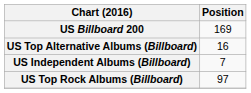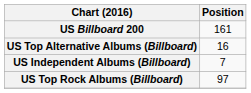(223, 29) 169 -> (223, 29) 161
